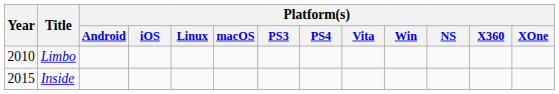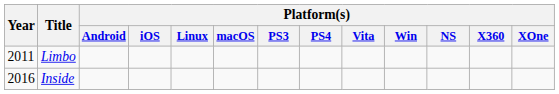(21, 57) 2010 -> (21, 57) 2011
(21, 78) 2015 -> (21, 78) 2016
